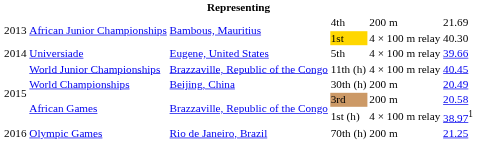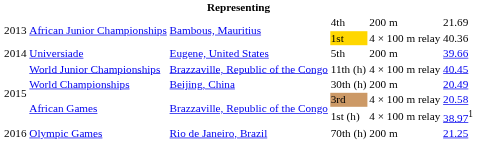(456, 38) 40.30 -> (456, 38) 40.36
(405, 53) 4 × 100 m relay -> (383, 53) 200 m
(383, 99) 200 m -> (405, 99) 4 × 100 m relay
